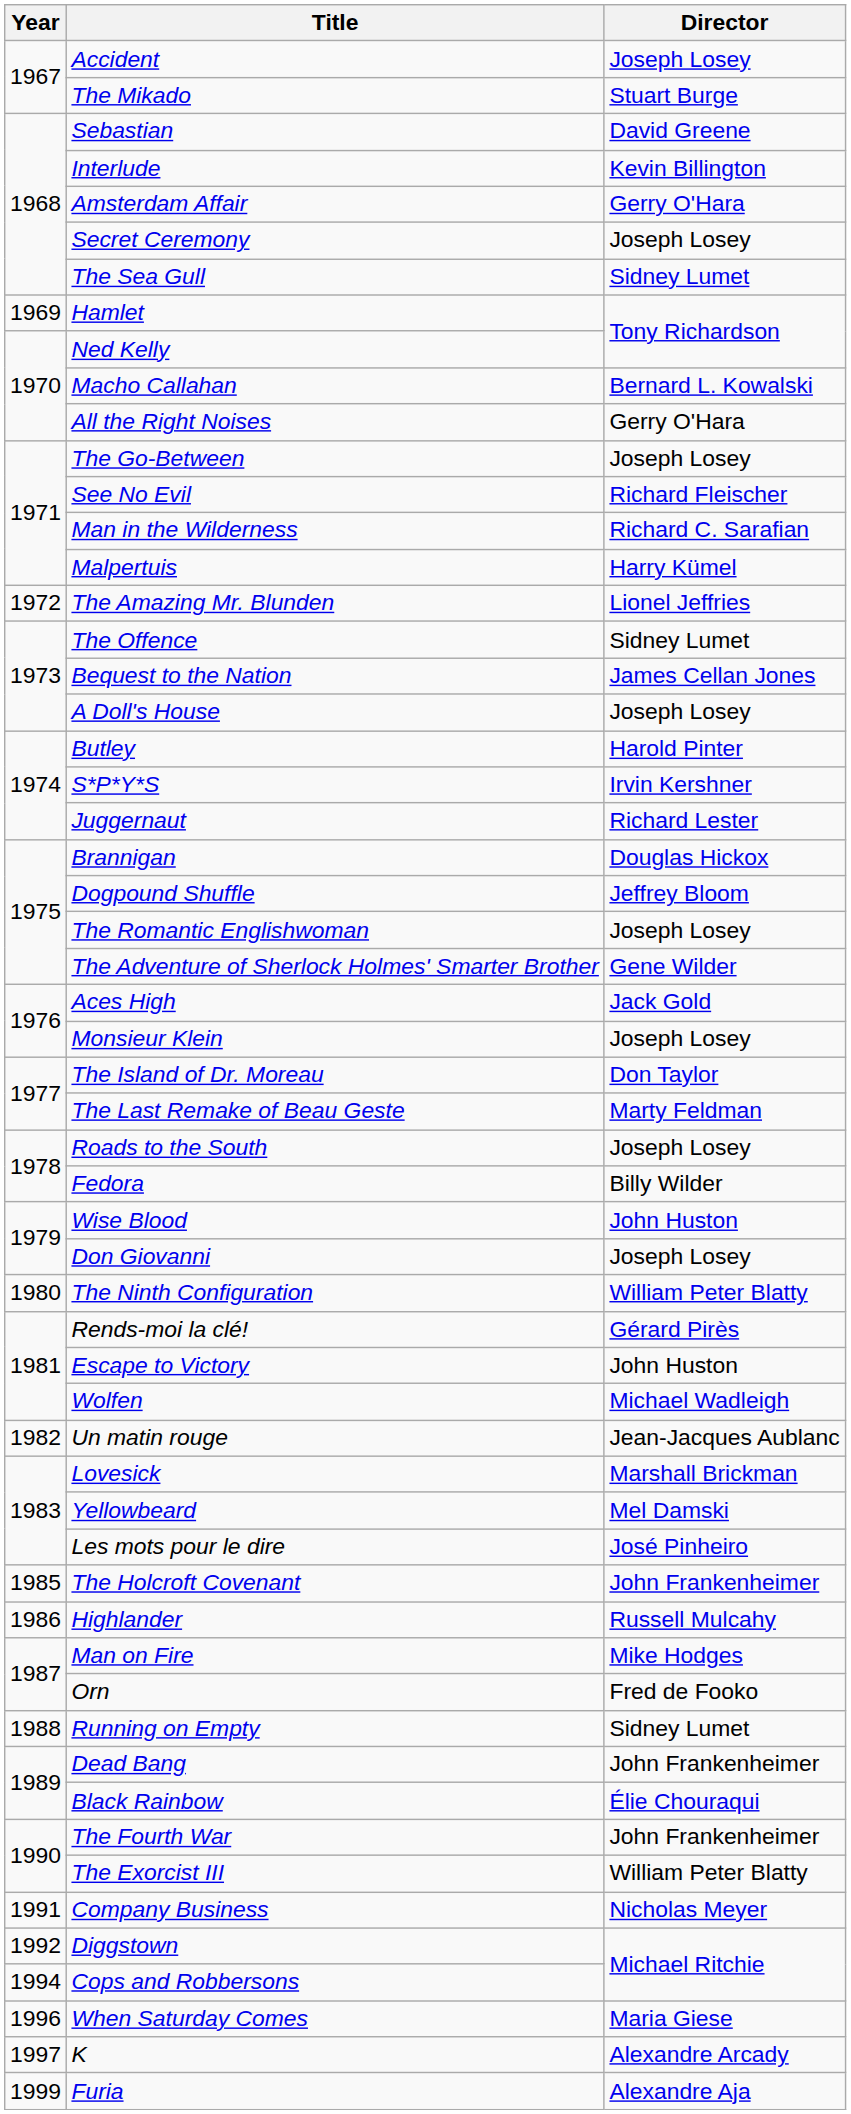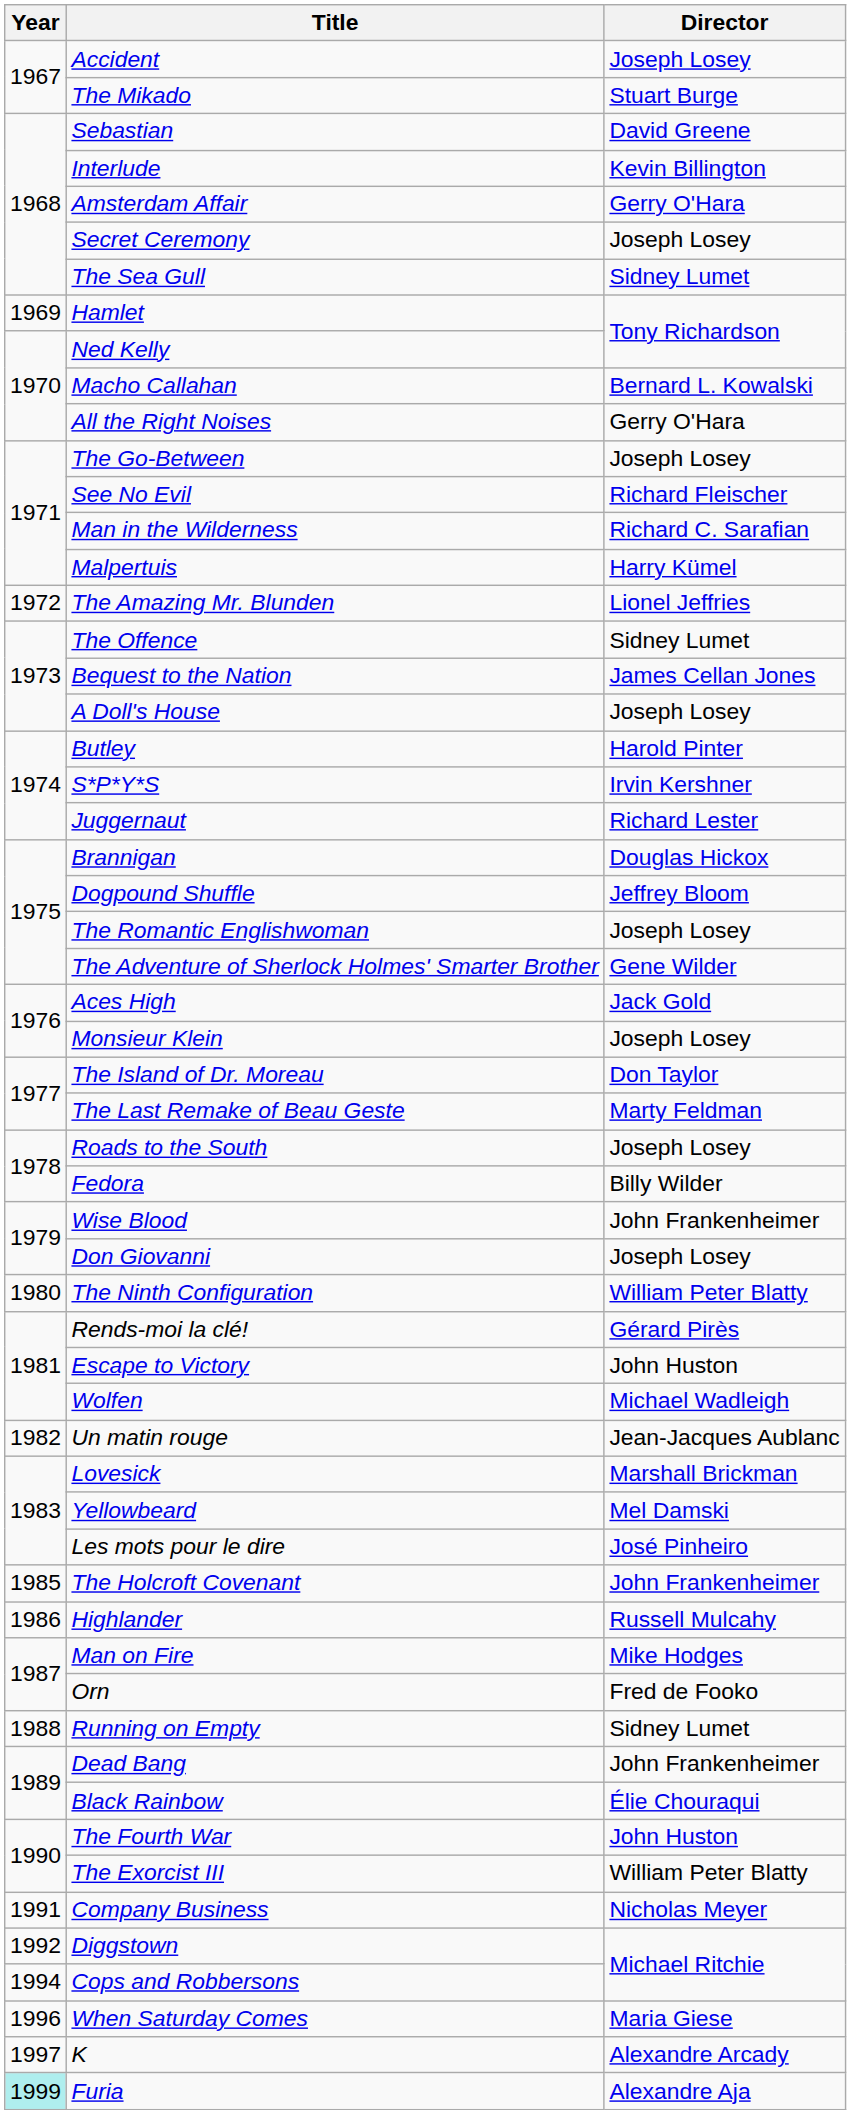(674, 1220) John Huston -> (714, 1220) John Frankenheimer
(714, 1836) John Frankenheimer -> (674, 1836) John Huston
(35, 2090) no background -> (35, 2090) paleturquoise background
